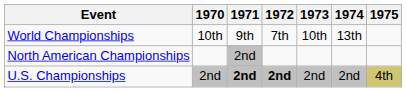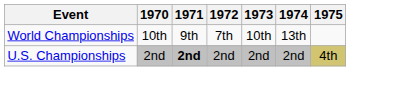- row: (99, 55)
(280, 76) bold -> (224, 55) normal
